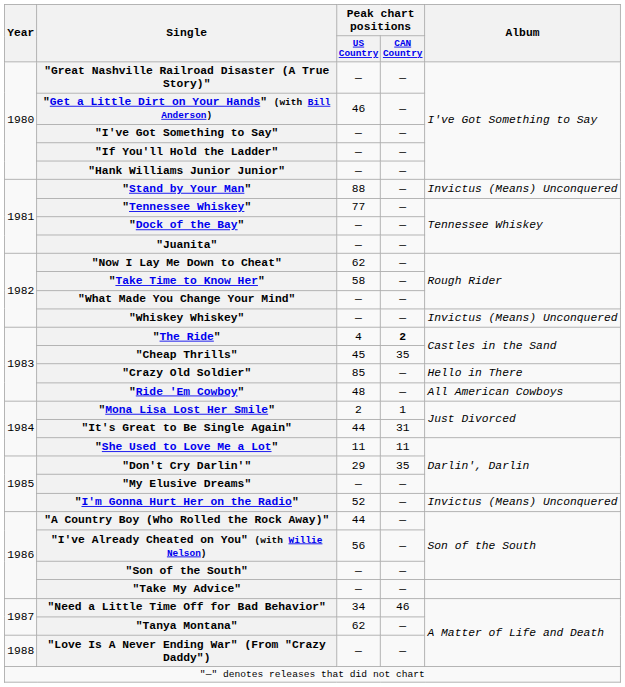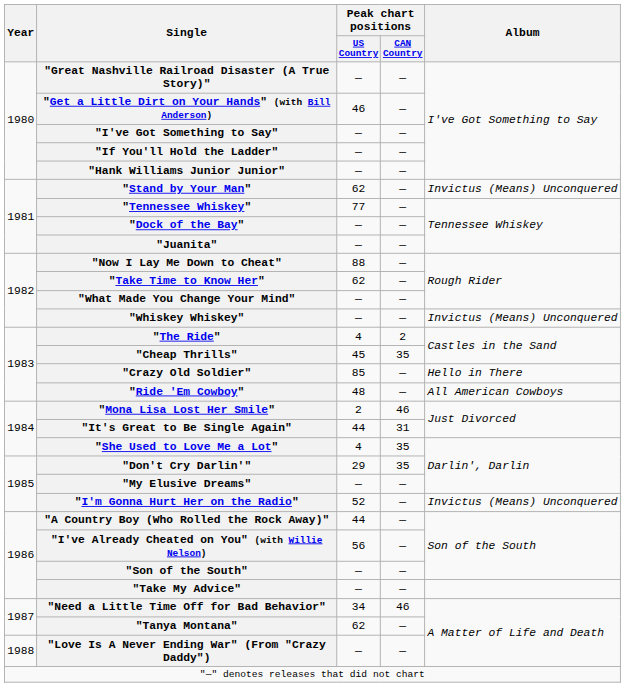(359, 189) 88 -> (359, 189) 62
(359, 263) 62 -> (359, 263) 88
(359, 281) 58 -> (359, 281) 62
(403, 336) bold -> (403, 336) normal
(403, 410) 1 -> (403, 410) 46
(359, 447) 11 -> (359, 447) 4
(403, 447) 11 -> (403, 447) 35
